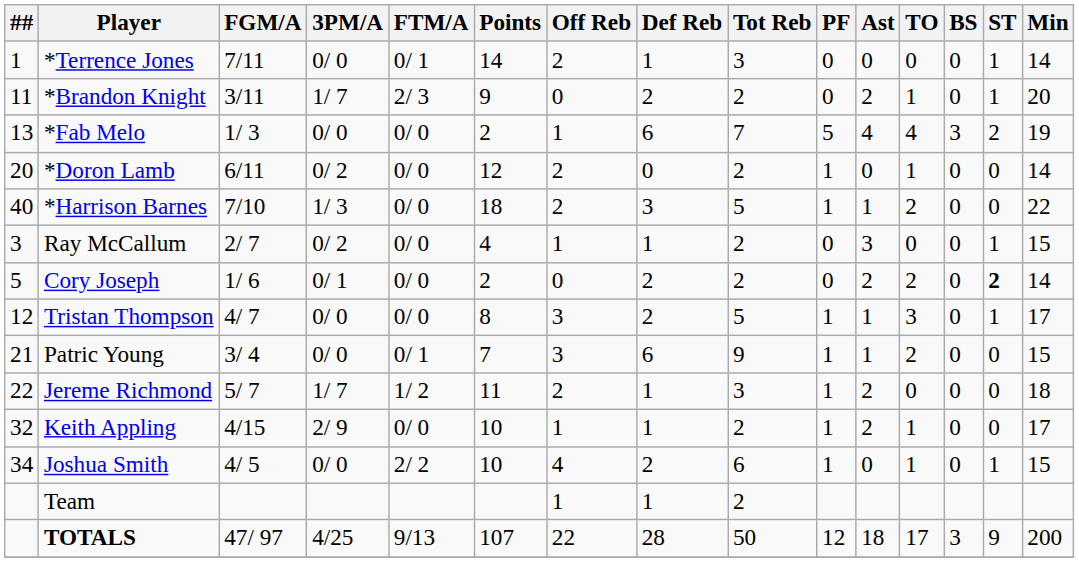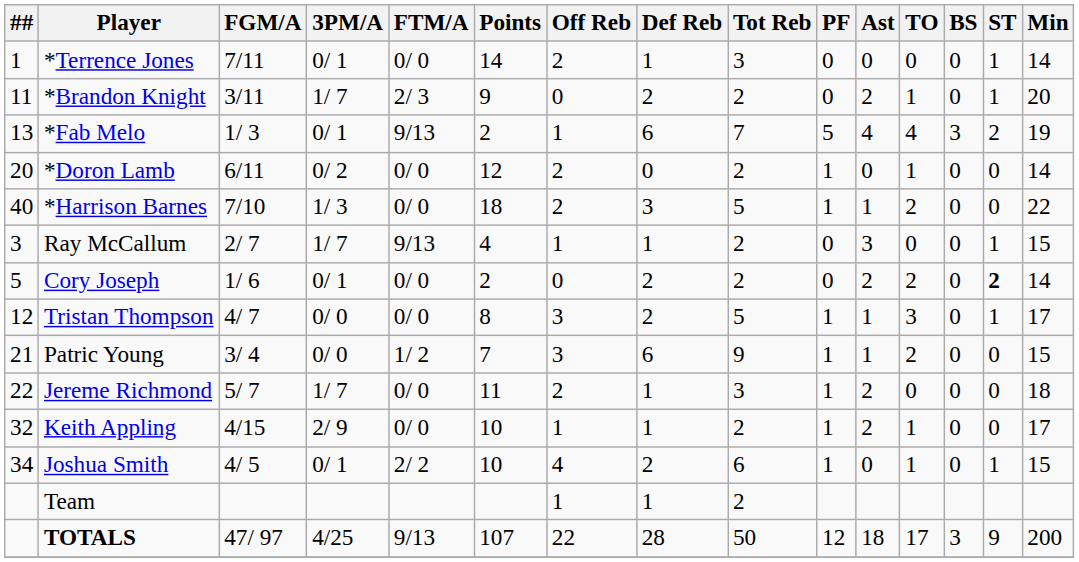(330, 59) 0/ 0 -> (330, 59) 0/ 1
(412, 59) 0/ 1 -> (412, 59) 0/ 0
(330, 133) 0/ 0 -> (330, 133) 0/ 1
(412, 133) 0/ 0 -> (414, 133) 9/13
(330, 243) 0/ 2 -> (330, 243) 1/ 7
(412, 243) 0/ 0 -> (414, 243) 9/13
(412, 354) 0/ 1 -> (412, 354) 1/ 2
(412, 390) 1/ 2 -> (412, 390) 0/ 0
(330, 464) 0/ 0 -> (330, 464) 0/ 1
